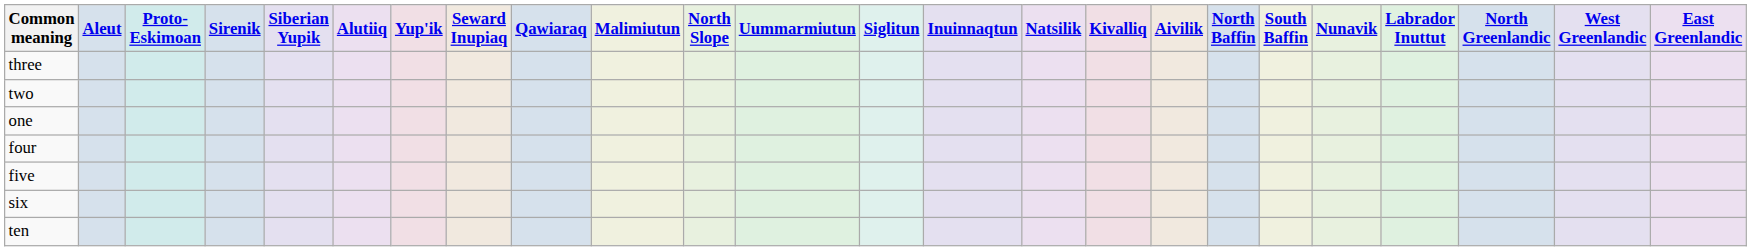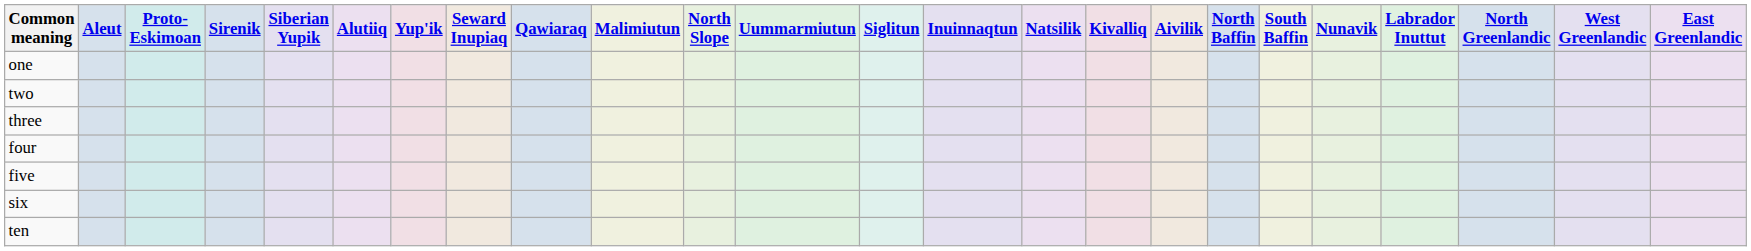rows swapped: (21, 120) <-> (25, 65)
